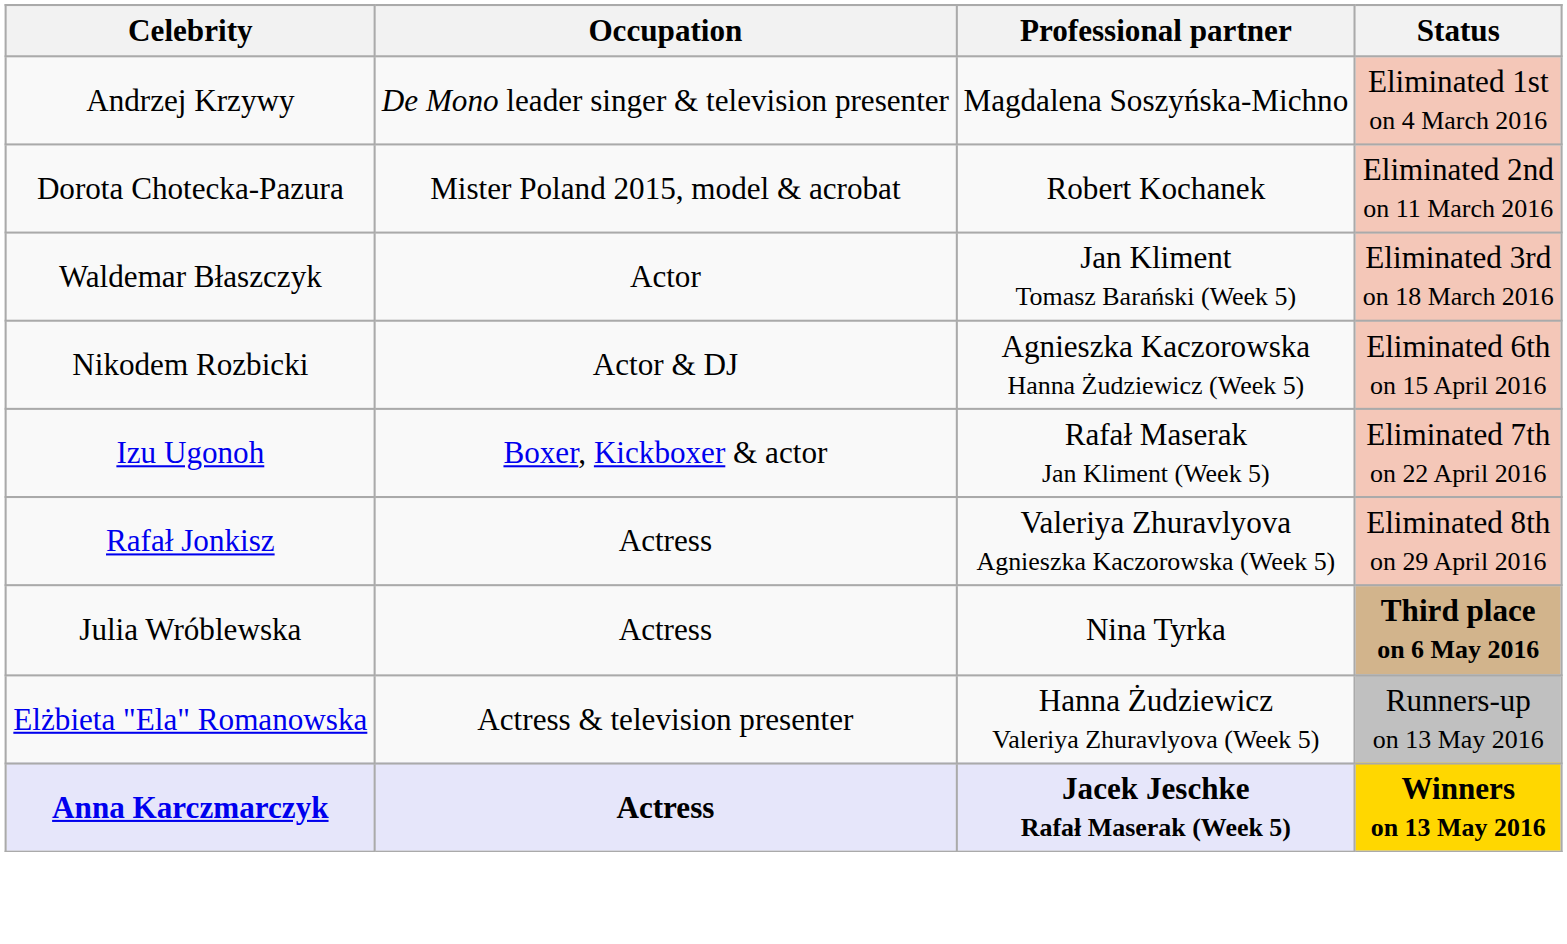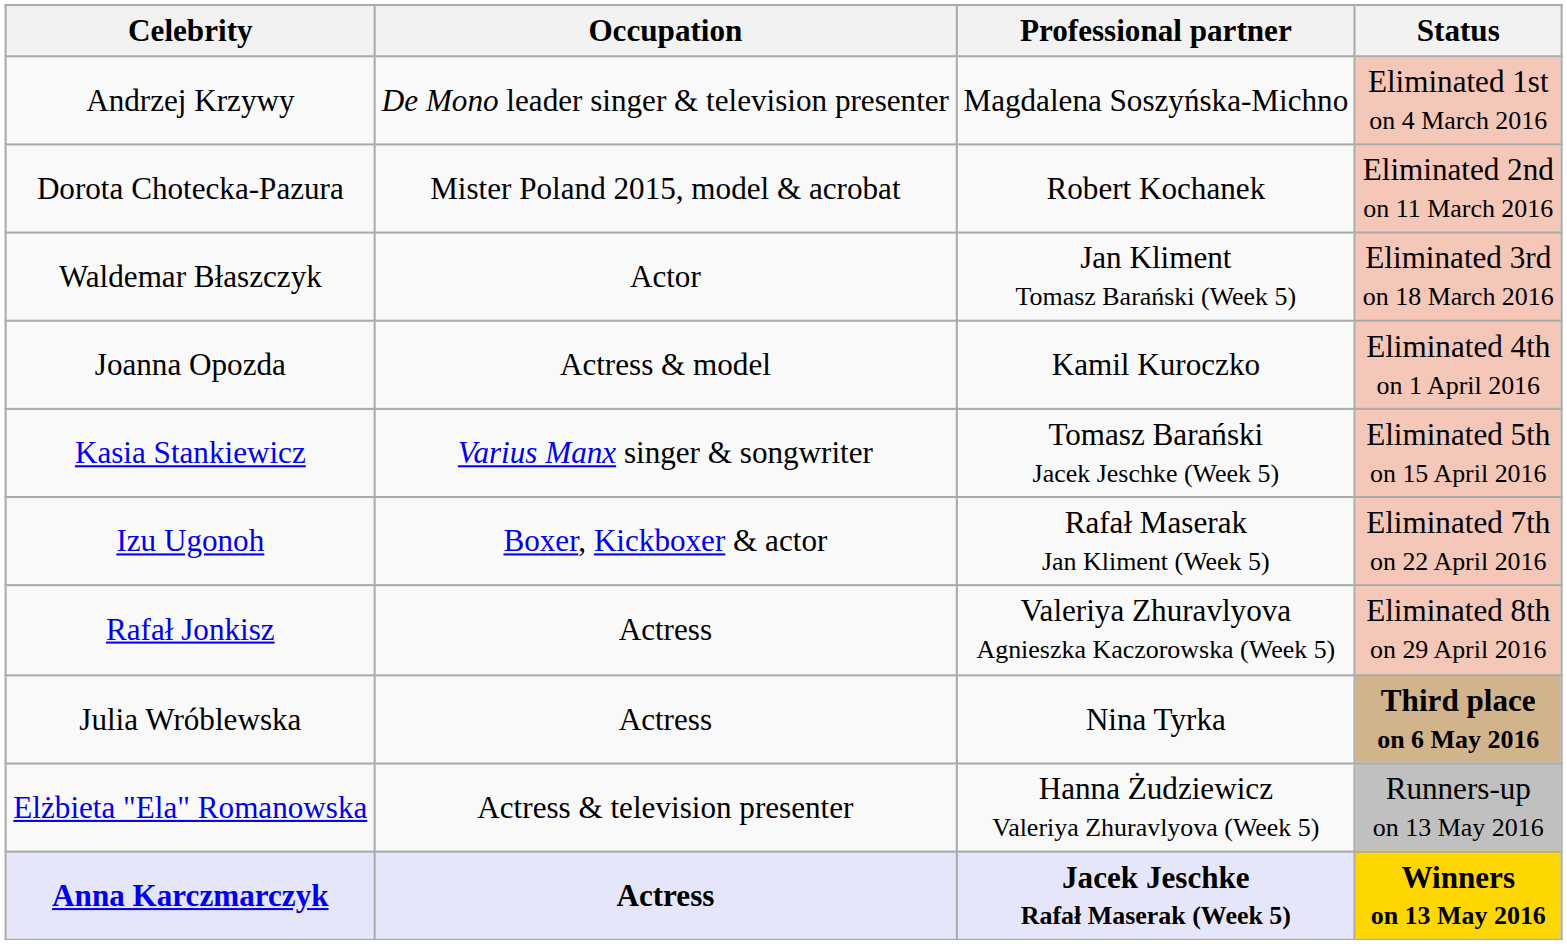+ row: (190, 364)
+ row: (190, 453)
- row: (190, 364)
